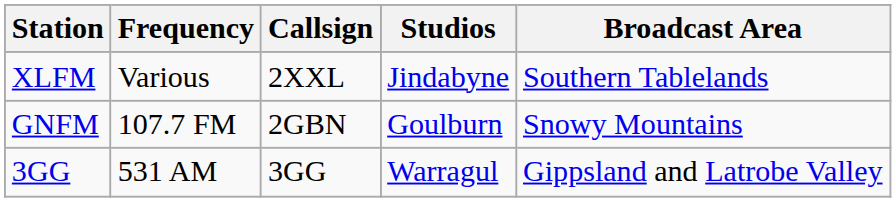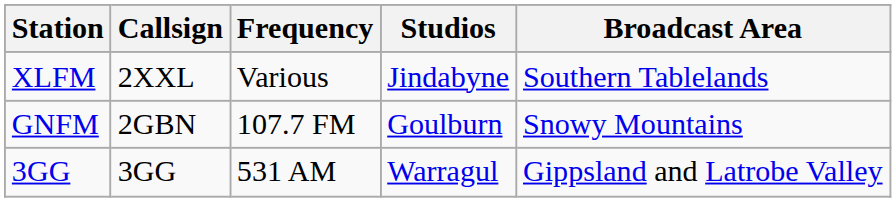columns swapped: (186, 28) <-> (321, 28)
